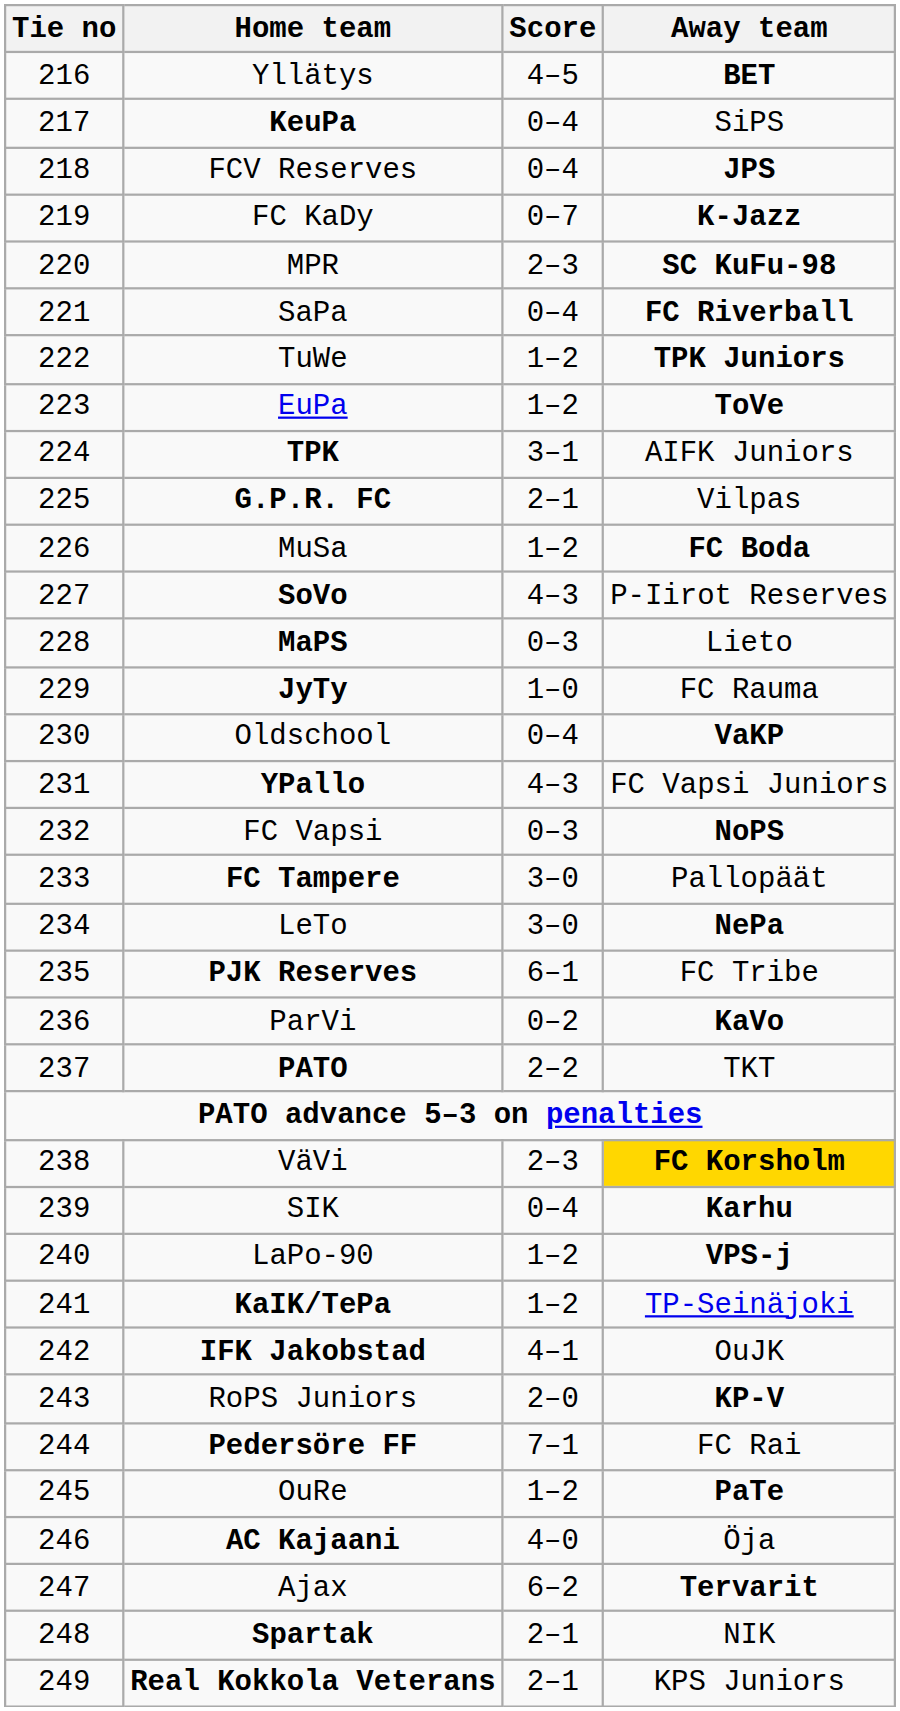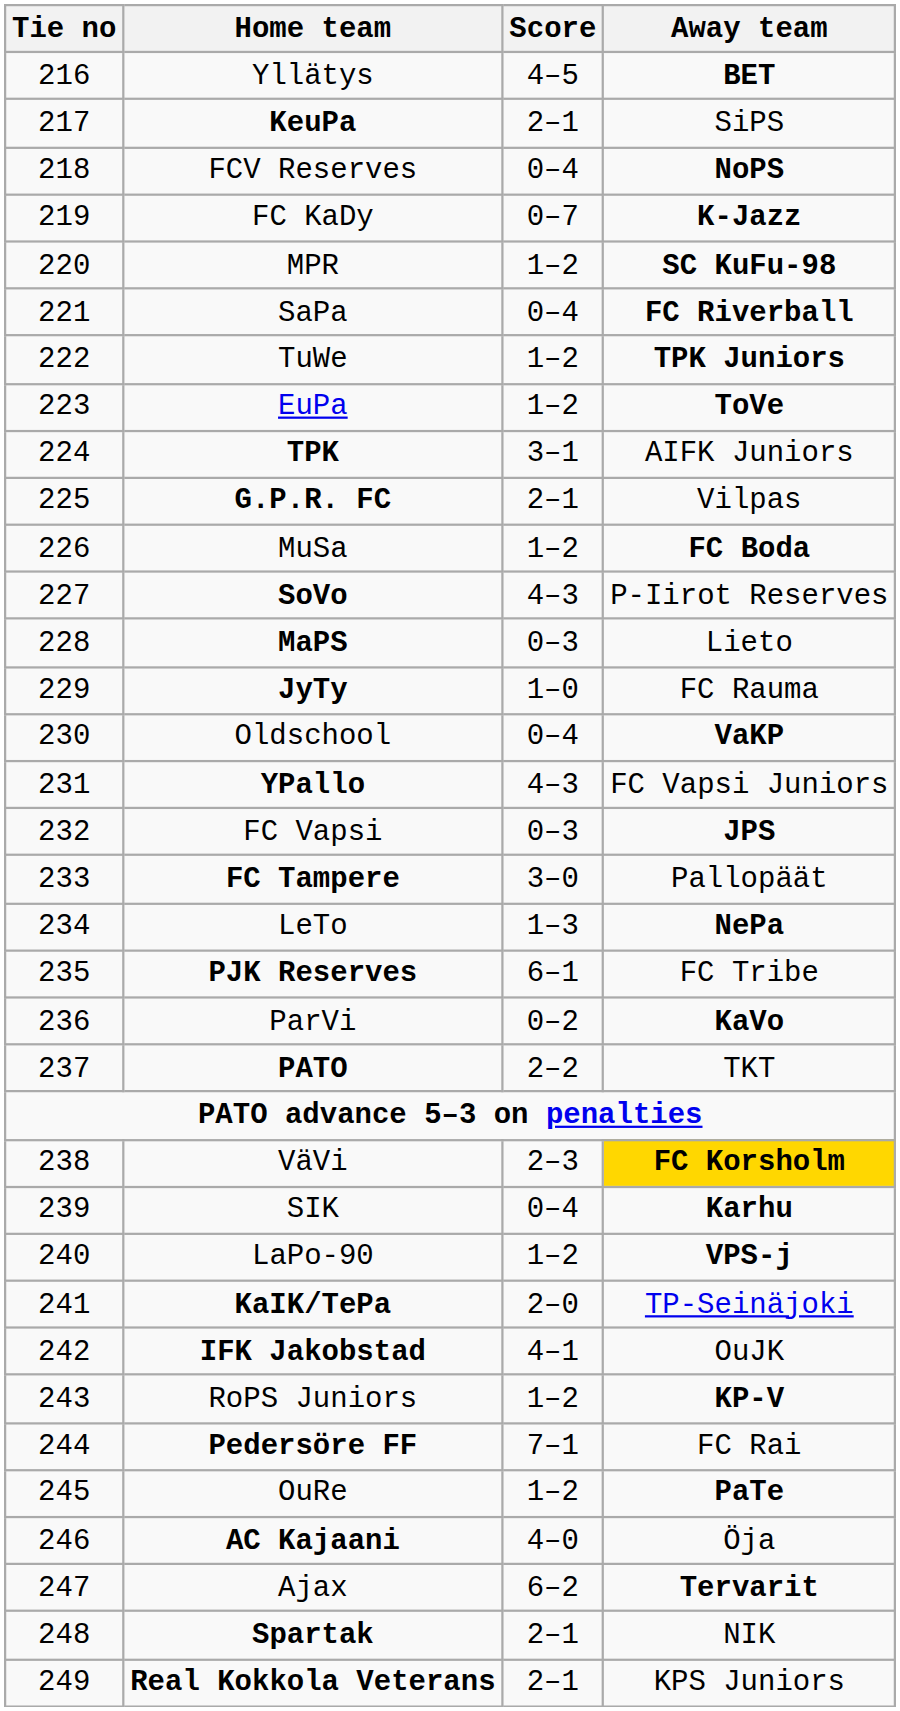(553, 123) 0–4 -> (553, 123) 2–1
(749, 170) JPS -> (749, 170) NoPS
(553, 265) 2–3 -> (553, 265) 1–2
(749, 832) NoPS -> (749, 832) JPS
(553, 926) 3–0 -> (553, 926) 1–3
(553, 1304) 1–2 -> (553, 1304) 2–0
(553, 1399) 2–0 -> (553, 1399) 1–2
